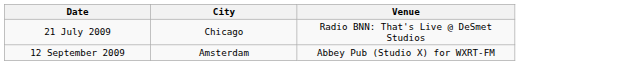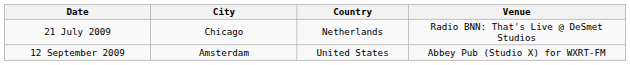+ column: (353, 12)
